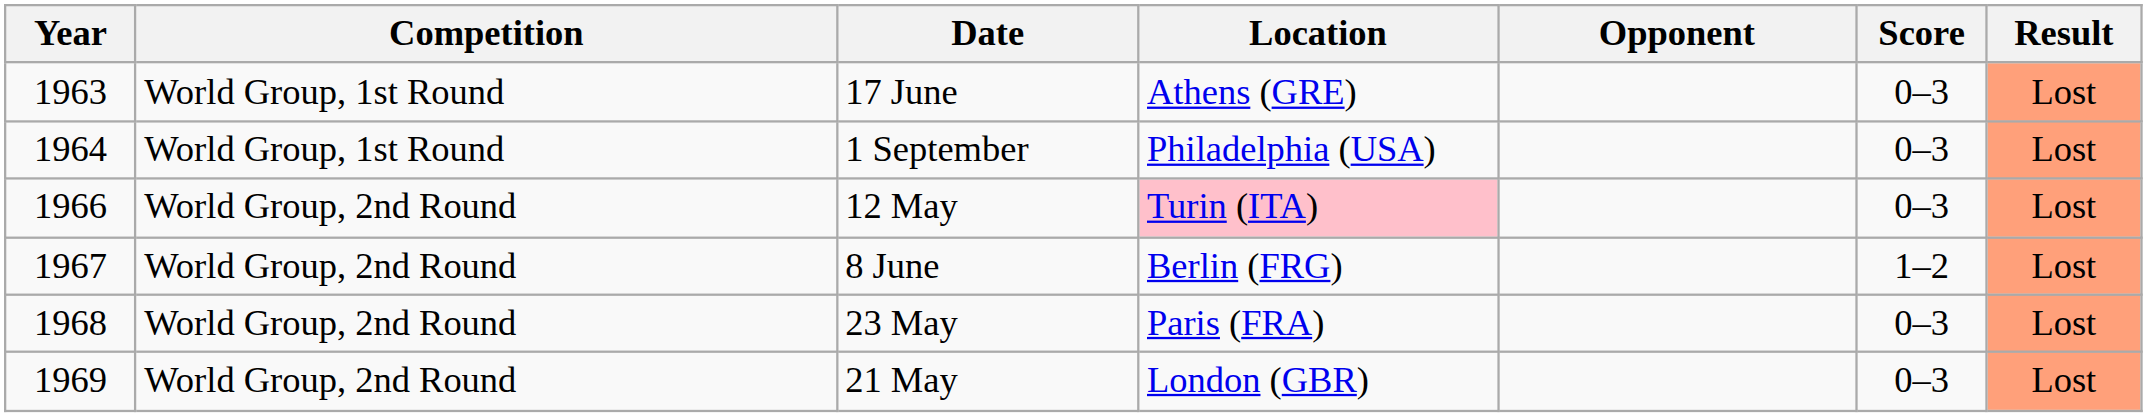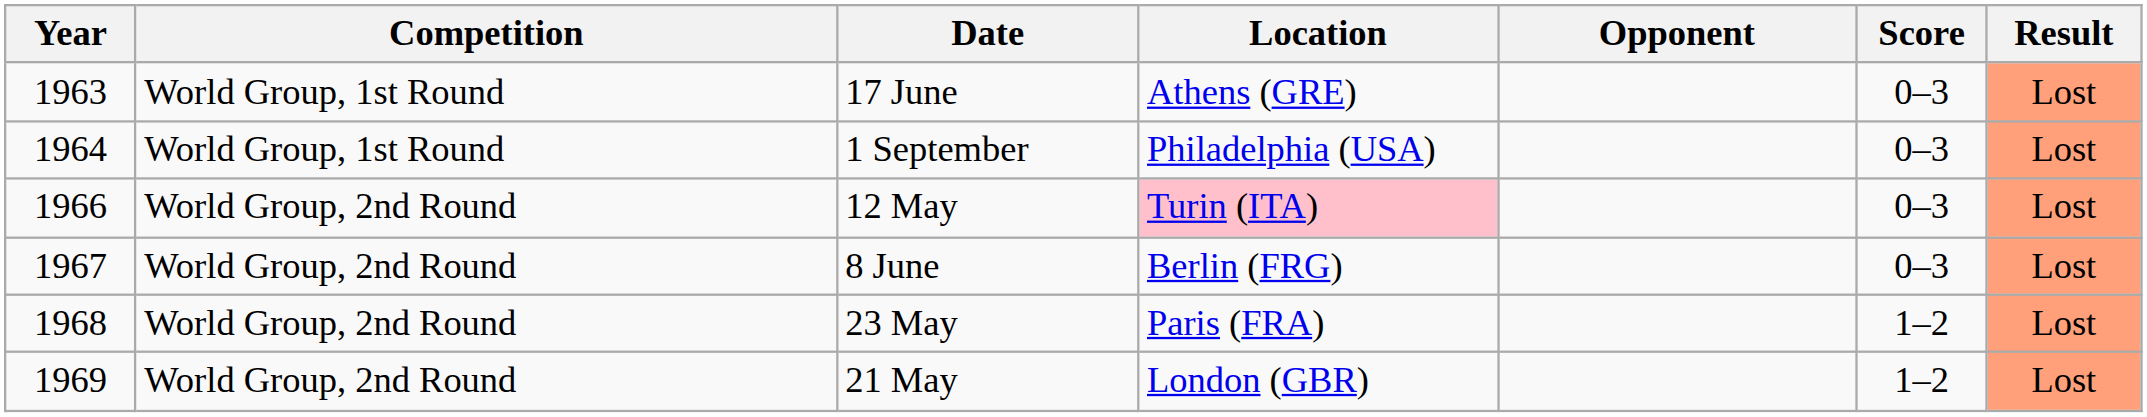(1922, 264) 1–2 -> (1922, 264) 0–3
(1922, 322) 0–3 -> (1922, 322) 1–2
(1922, 380) 0–3 -> (1922, 380) 1–2
